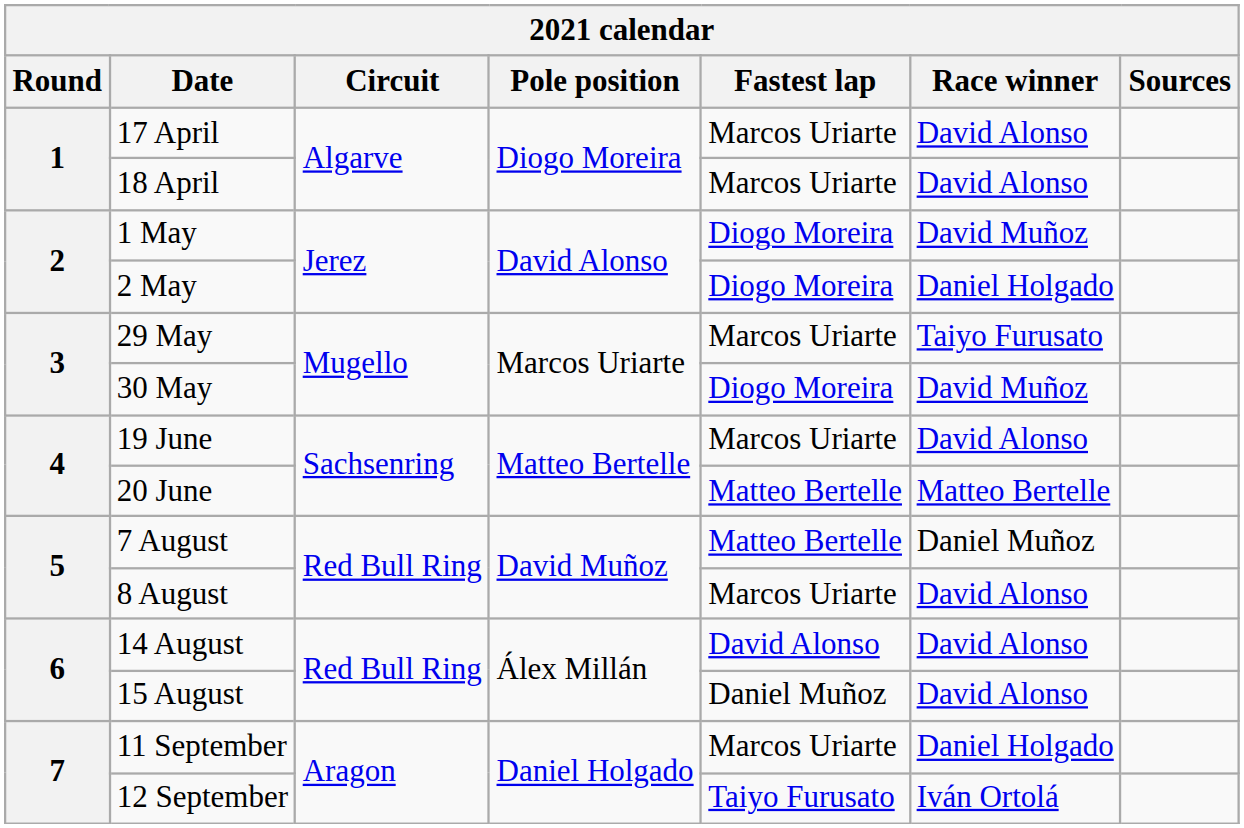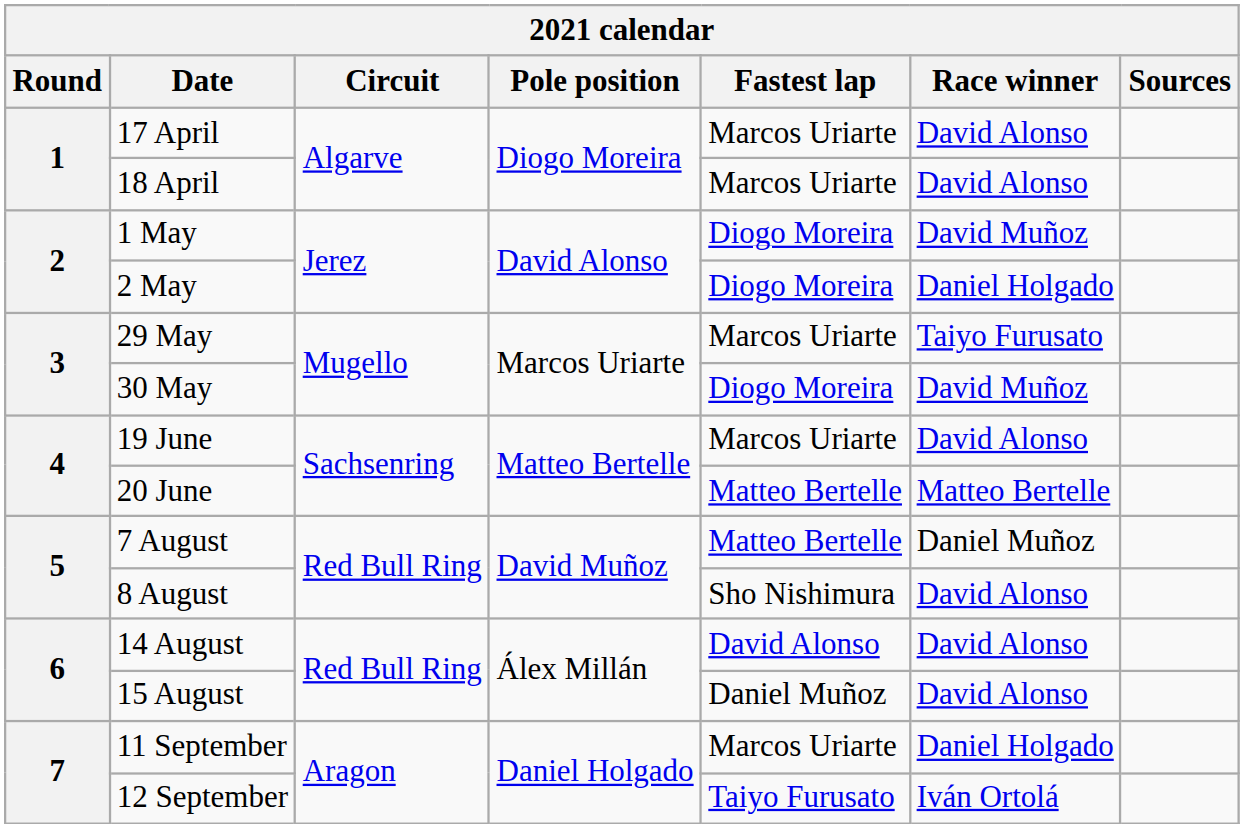(803, 592) Marcos Uriarte -> (802, 592) Sho Nishimura
